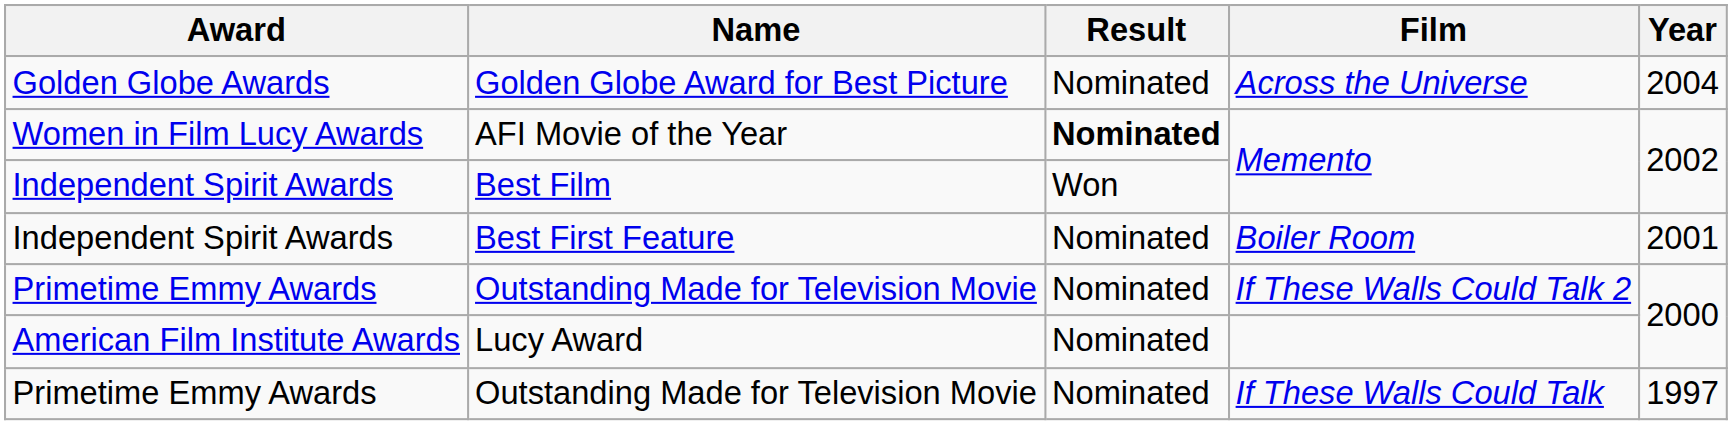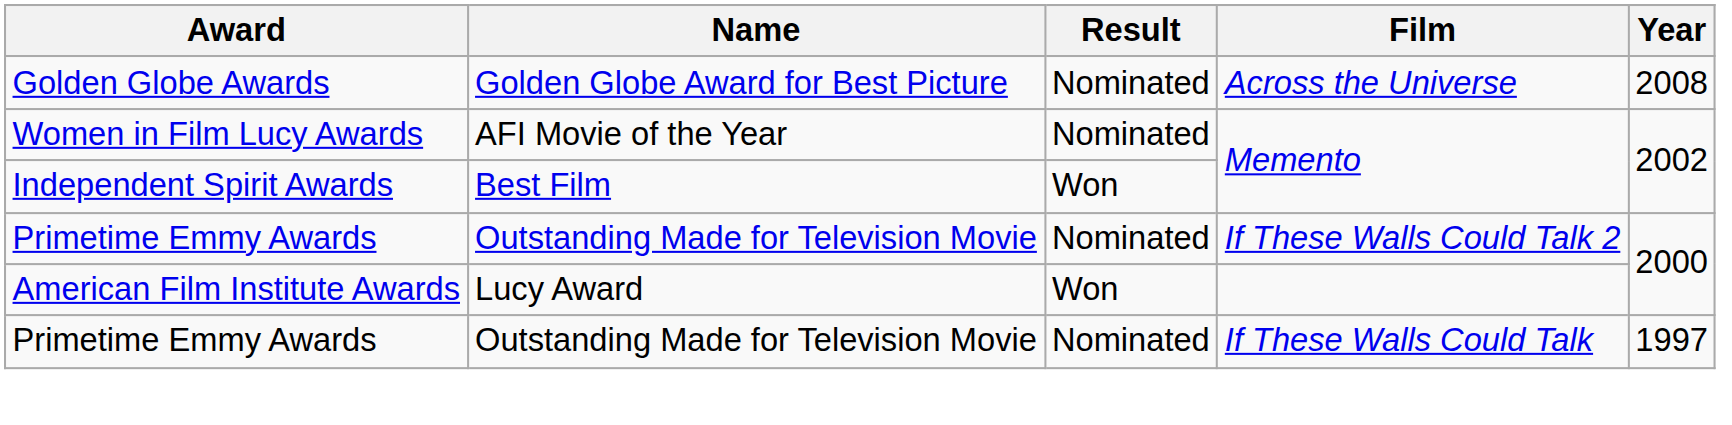(1682, 82) 2004 -> (1672, 82) 2008
(1136, 133) bold -> (1131, 133) normal
- row: (605, 237)
(1131, 340) Nominated -> (1085, 289) Won
